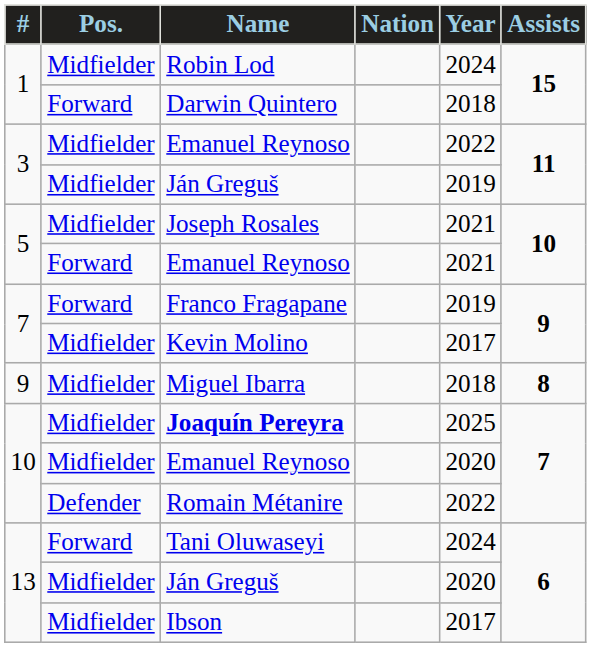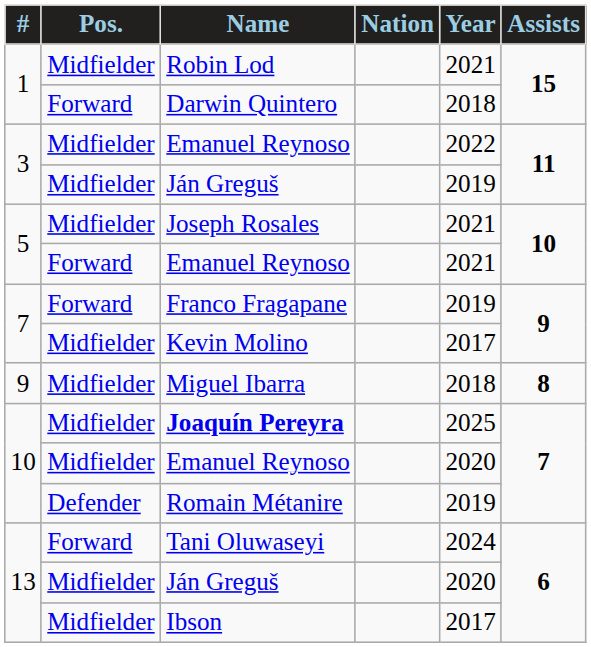(471, 64) 2024 -> (471, 64) 2021
(471, 502) 2022 -> (471, 502) 2019
